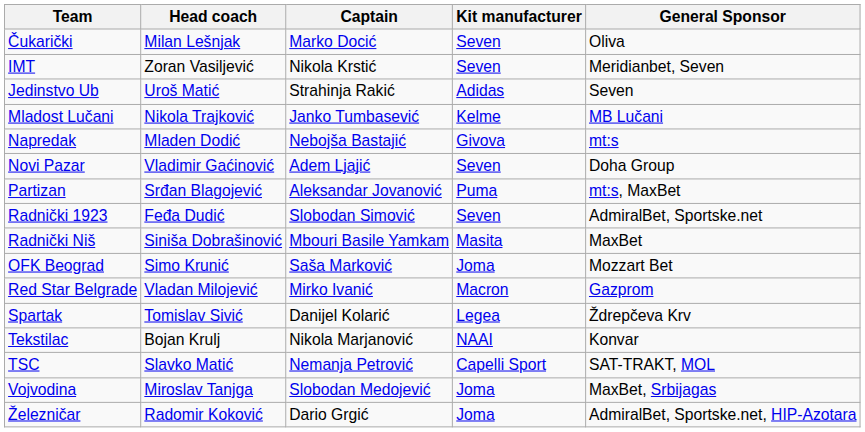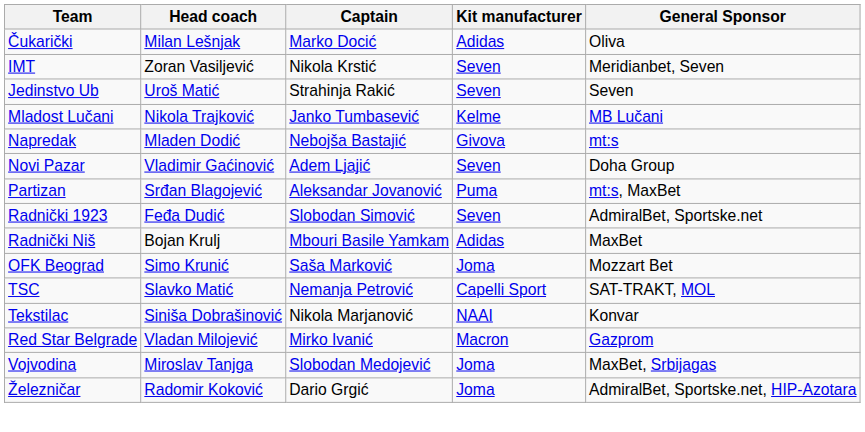(479, 41) Seven -> (480, 41) Adidas
(480, 91) Adidas -> (479, 91) Seven
(213, 240) Siniša Dobrašinović -> (182, 240) Bojan Krulj
(479, 240) Masita -> (480, 240) Adidas
rows swapped: (73, 290) <-> (24, 365)
- row: (35, 315)
(182, 340) Bojan Krulj -> (213, 315) Siniša Dobrašinović
